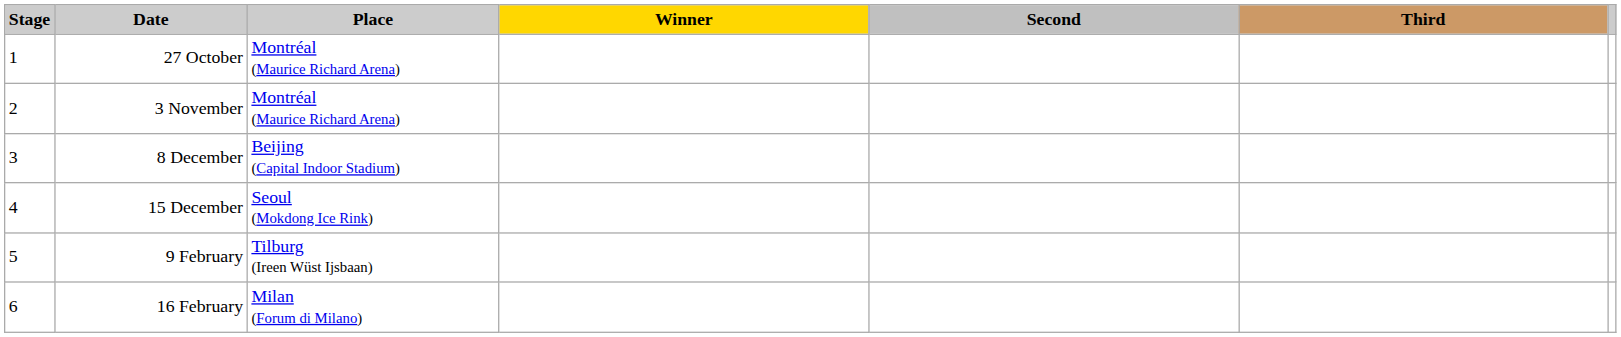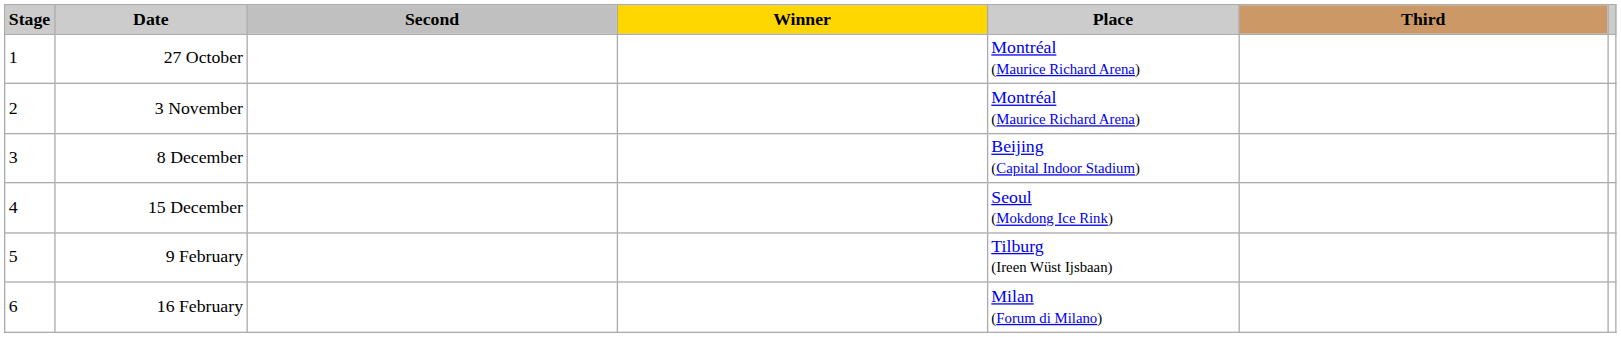columns swapped: (373, 18) <-> (1054, 18)
